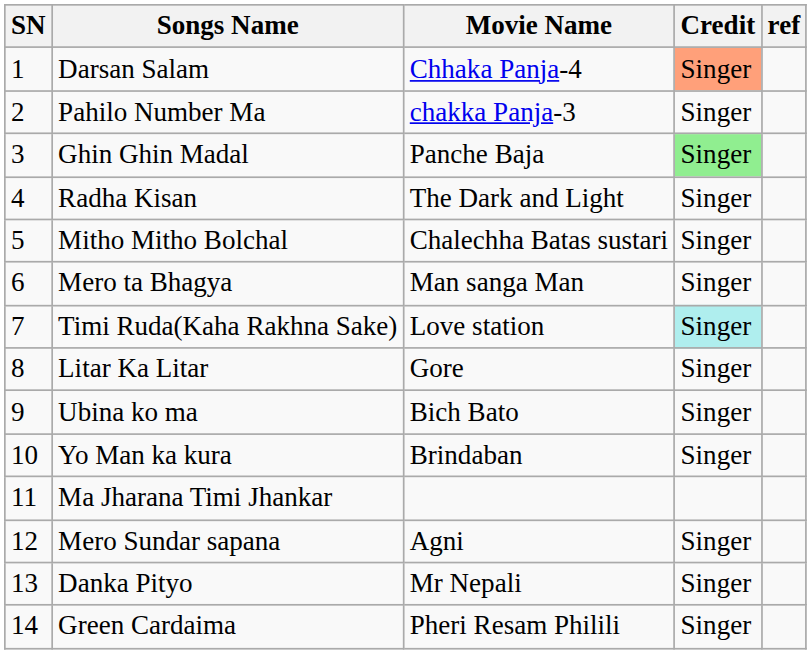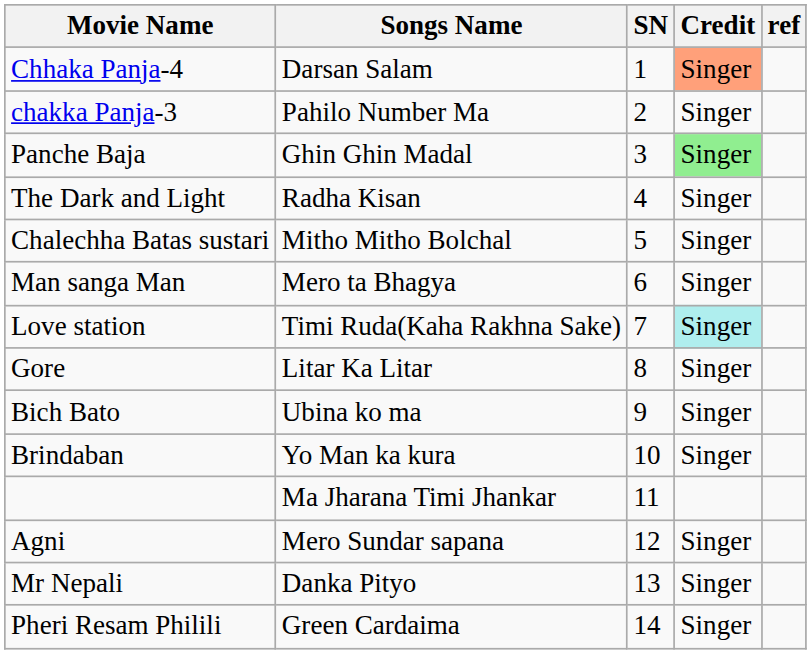columns swapped: (28, 25) <-> (539, 25)
